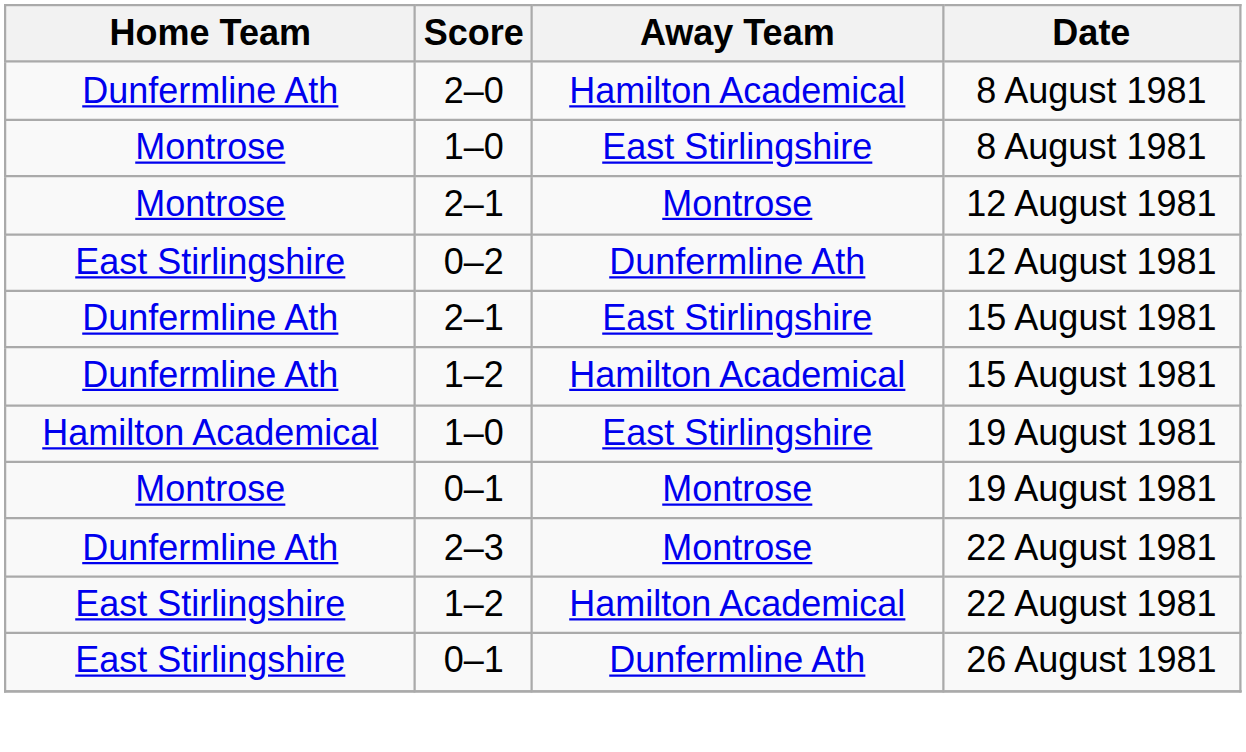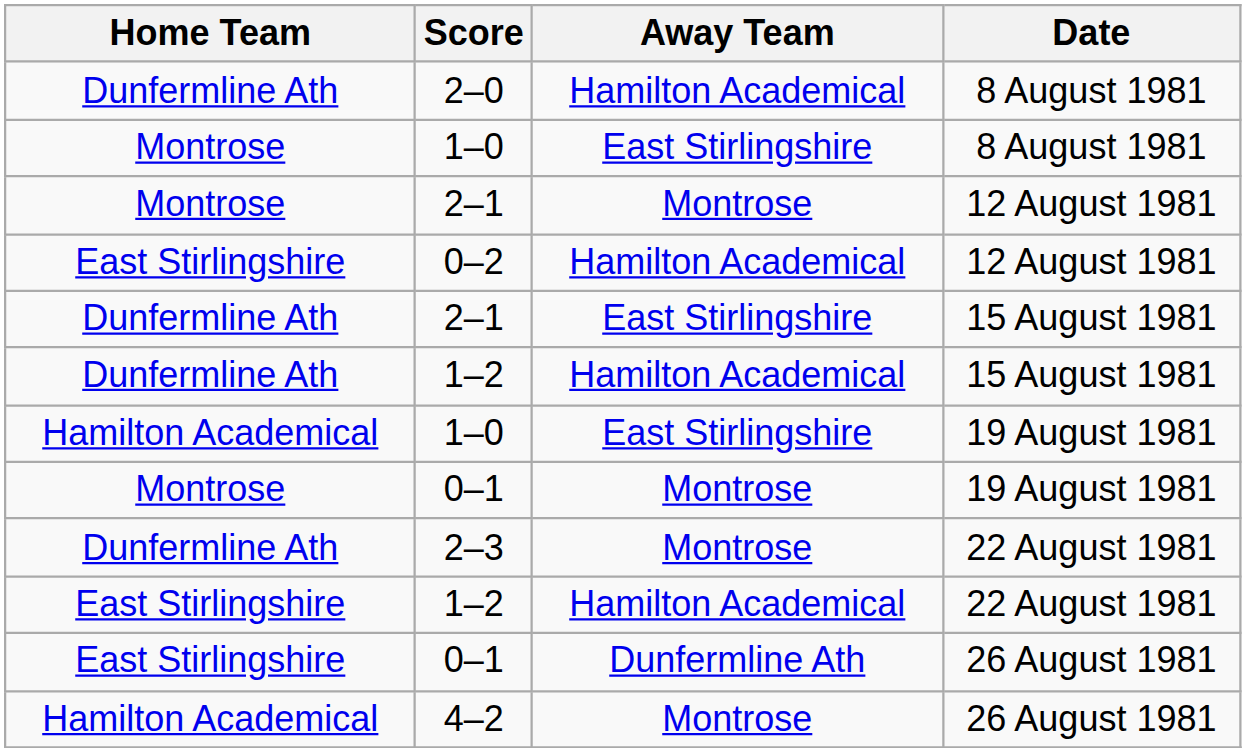(737, 261) Dunfermline Ath -> (737, 261) Hamilton Academical
+ row: (474, 718)
